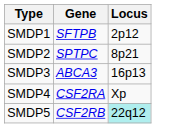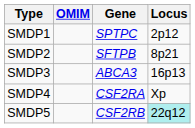+ column: (73, 14)
(76, 34) SFTPB -> (117, 34) SPTPC
(77, 53) SPTPC -> (116, 53) SFTPB
